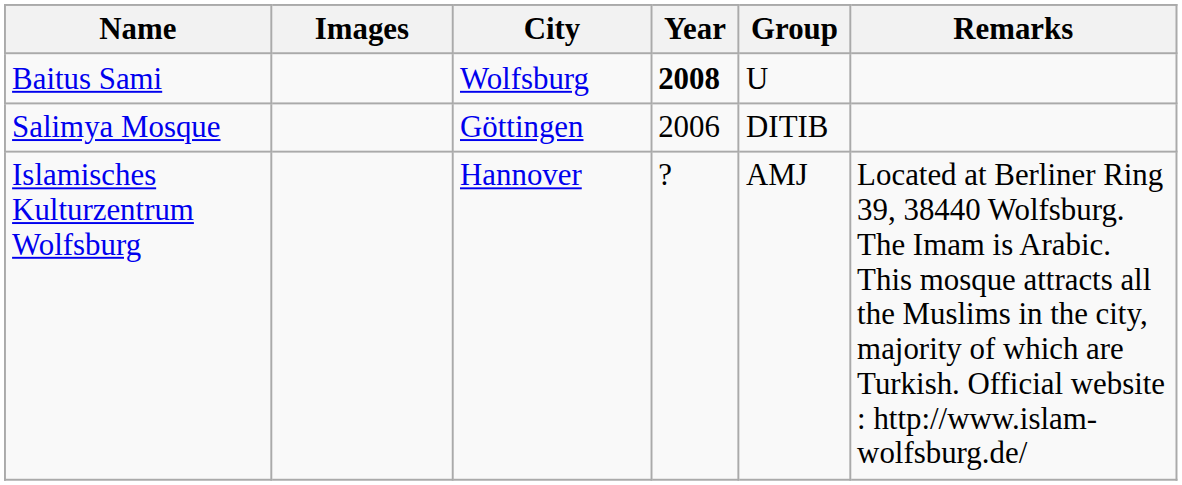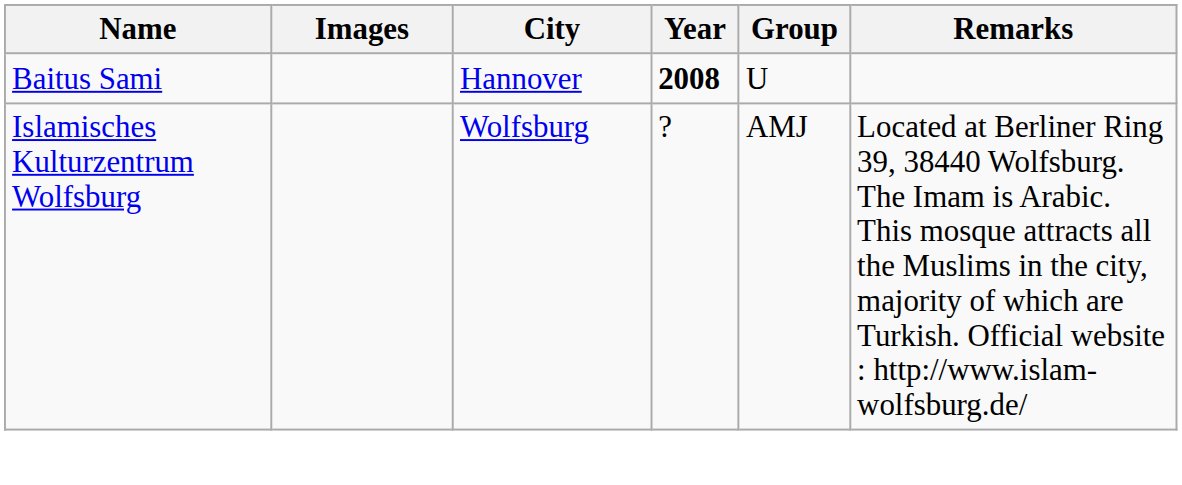(525, 77) Wolfsburg -> (521, 77) Hannover
- row: (116, 126)
(521, 175) Hannover -> (525, 126) Wolfsburg
